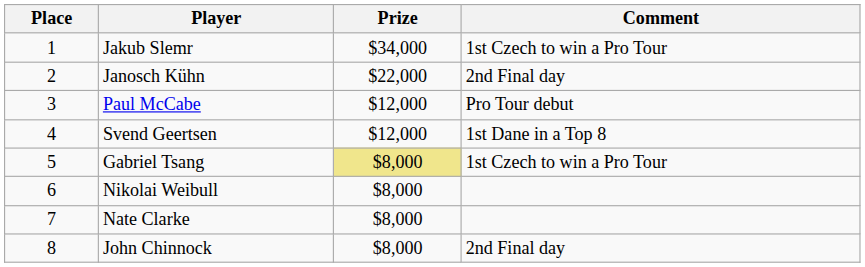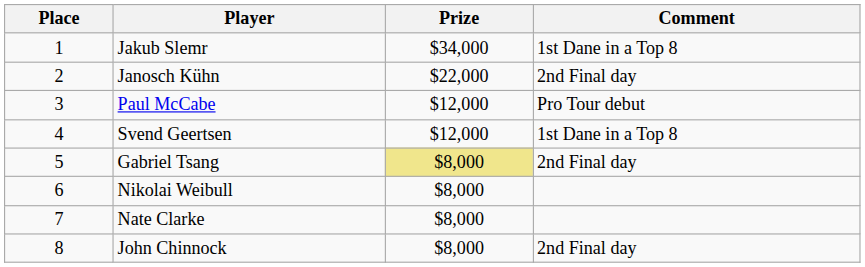(566, 47) 1st Czech to win a Pro Tour -> (607, 47) 1st Dane in a Top 8
(566, 162) 1st Czech to win a Pro Tour -> (587, 162) 2nd Final day
